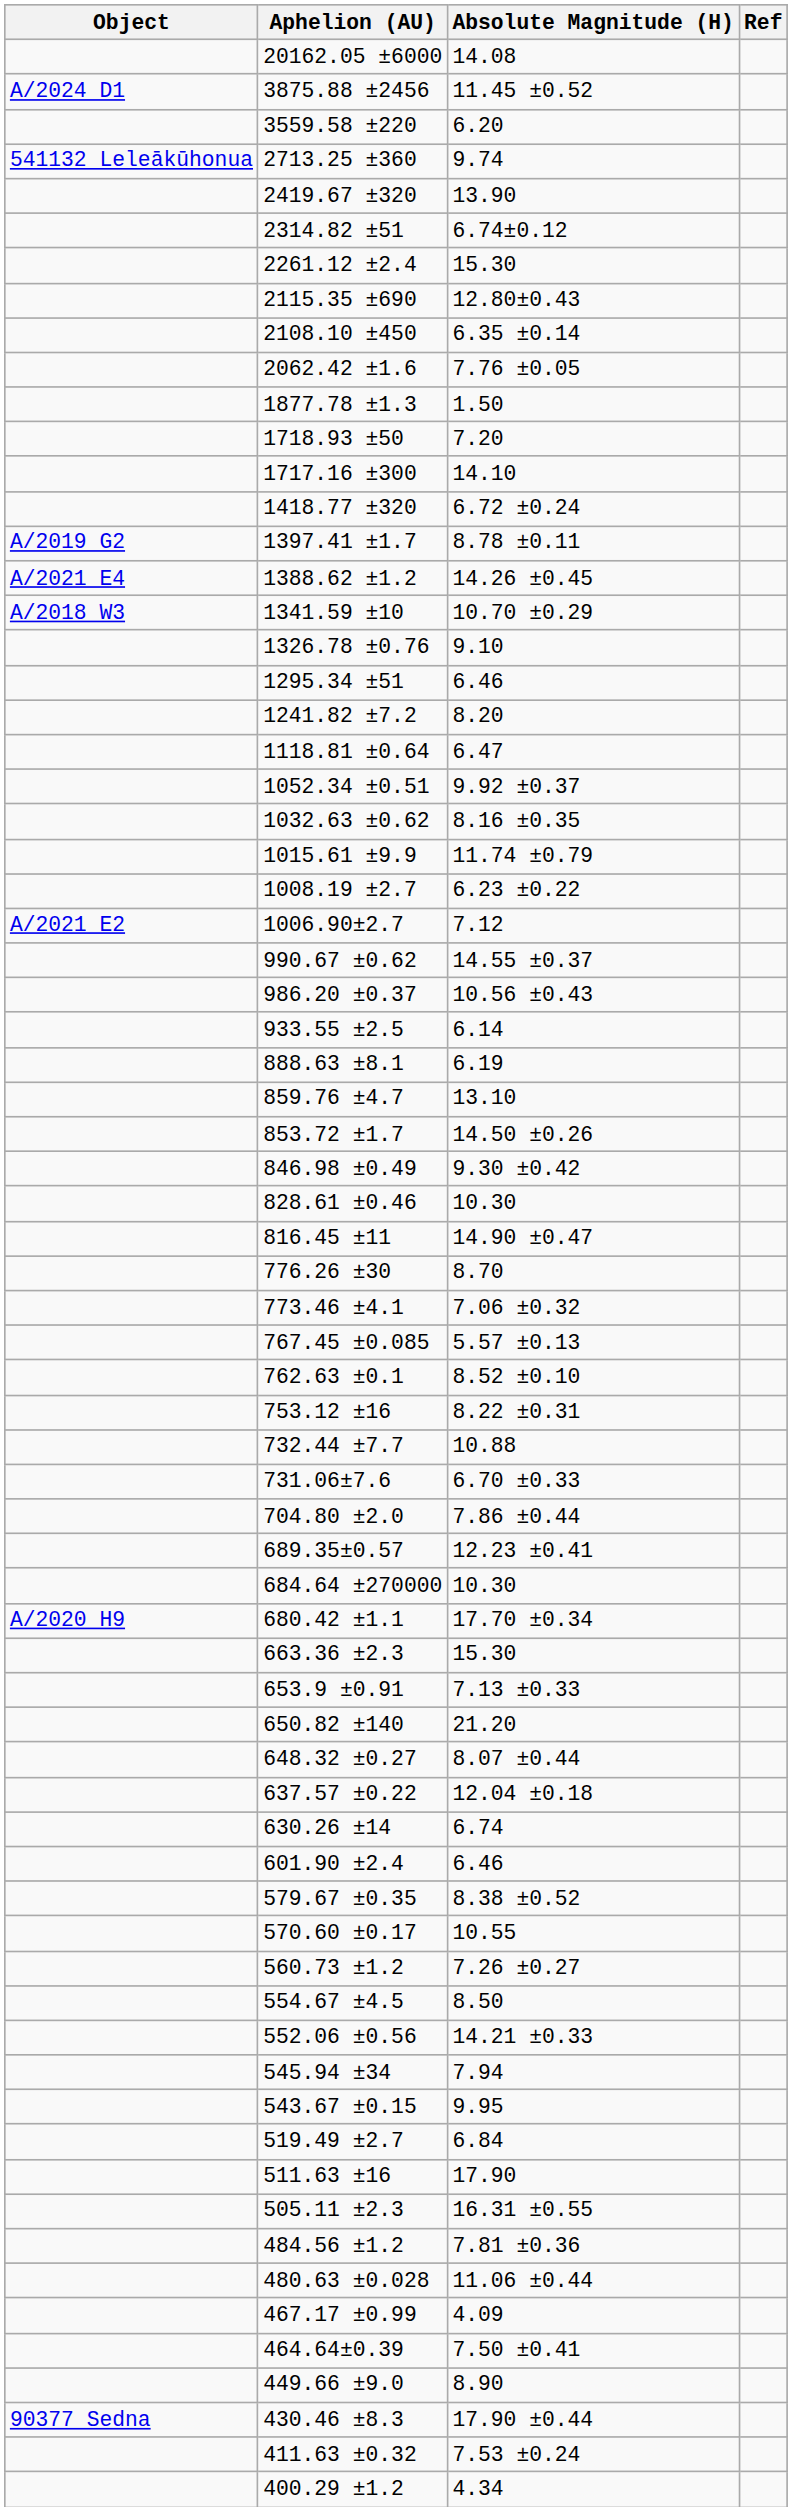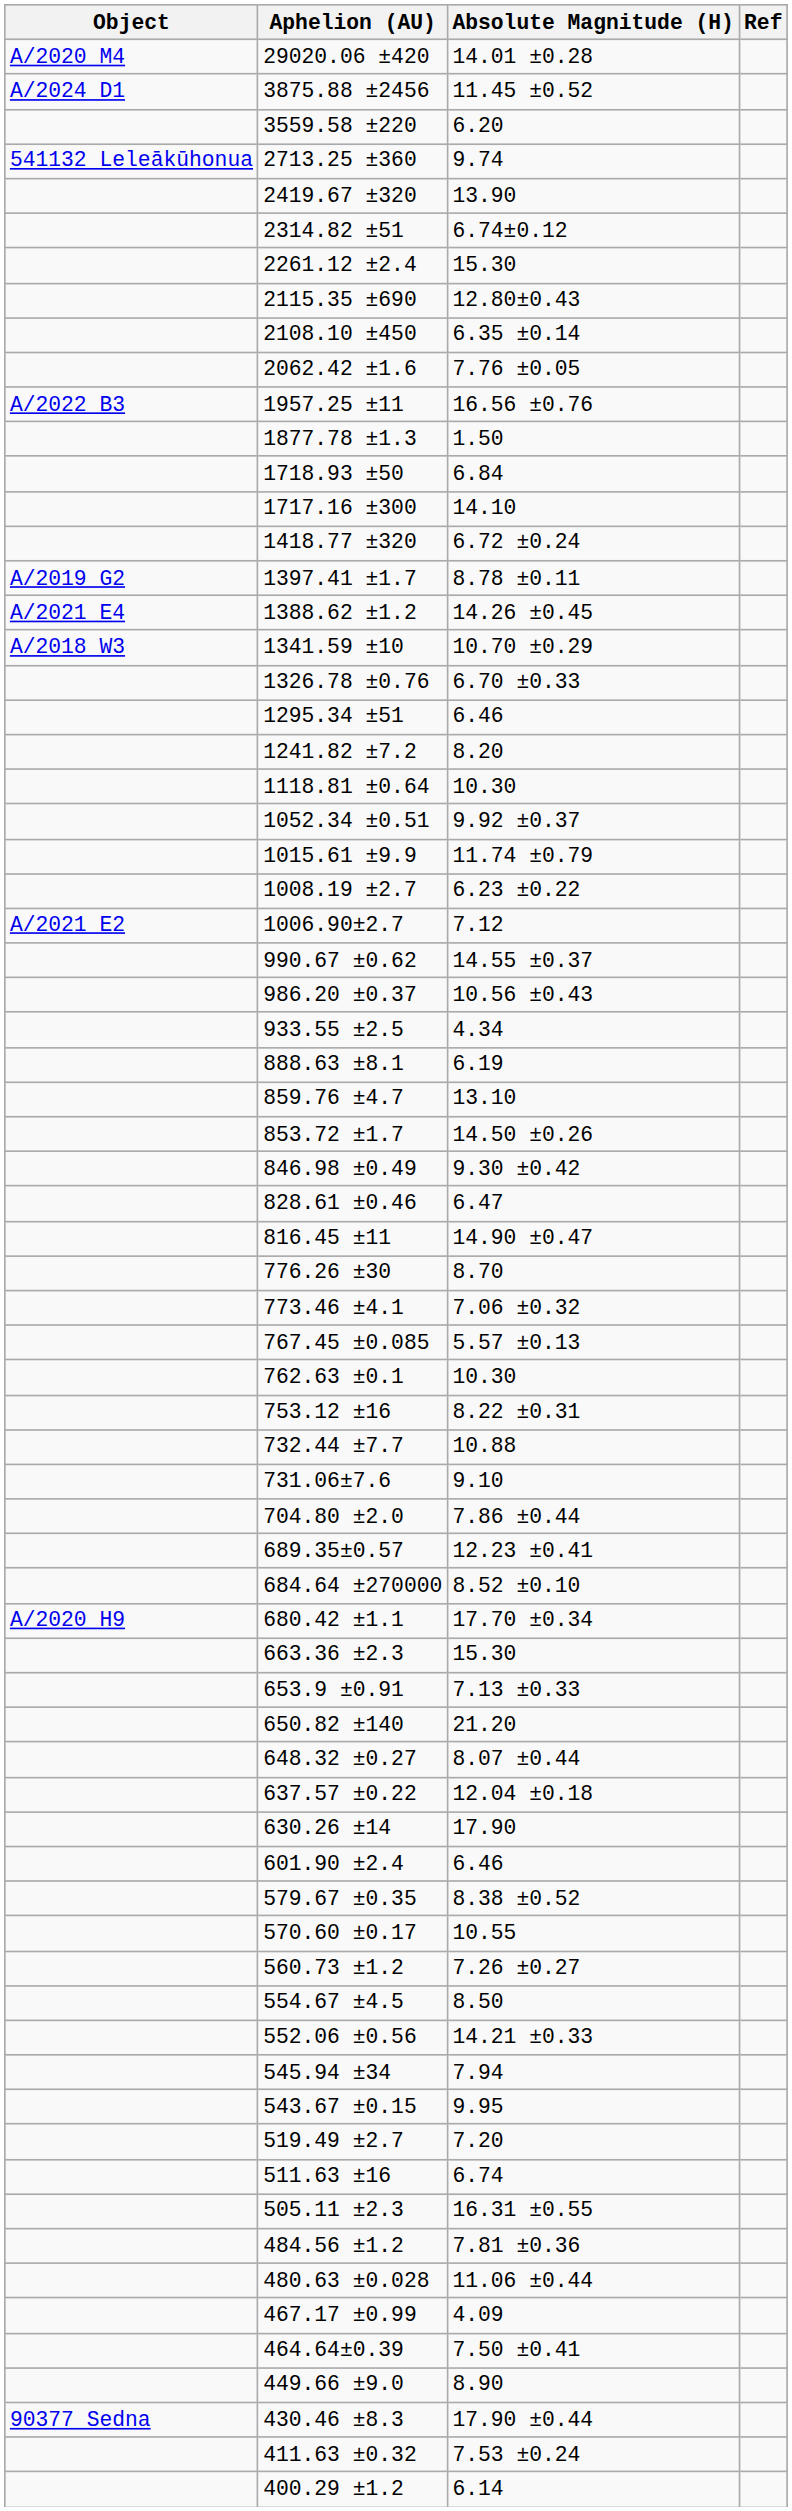+ row: (346, 57)
- row: (353, 57)
+ row: (334, 404)
(478, 439) 7.20 -> (478, 474) 6.84
(478, 648) 9.10 -> (516, 682) 6.70 ±0.33
(478, 752) 6.47 -> (484, 787) 10.30
- row: (346, 821)
(478, 1030) 6.14 -> (478, 1030) 4.34
(484, 1204) 10.30 -> (478, 1204) 6.47
(516, 1377) 8.52 ±0.10 -> (484, 1377) 10.30
(516, 1482) 6.70 ±0.33 -> (478, 1482) 9.10
(484, 1586) 10.30 -> (516, 1586) 8.52 ±0.10
(478, 1829) 6.74 -> (484, 1829) 17.90
(478, 2142) 6.84 -> (478, 2142) 7.20
(484, 2177) 17.90 -> (478, 2177) 6.74
(478, 2489) 4.34 -> (478, 2489) 6.14
